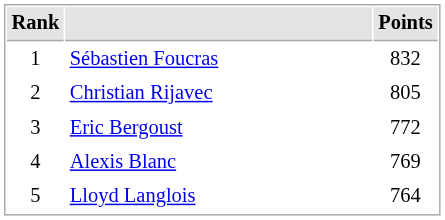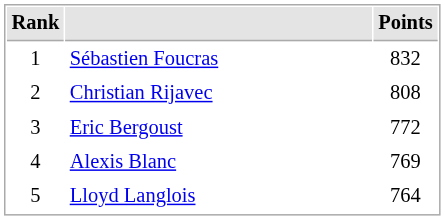(405, 93) 805 -> (405, 93) 808
